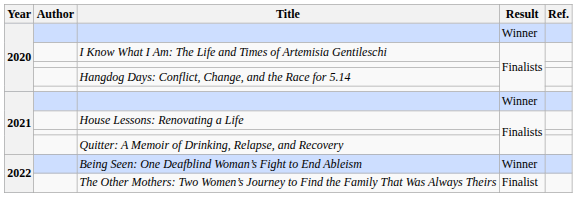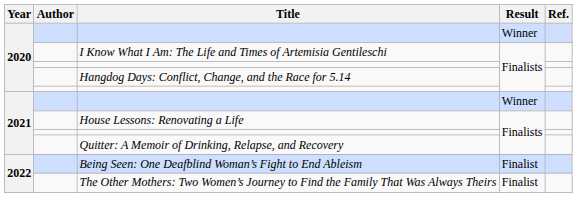(520, 163) Winner -> (520, 163) Finalist
